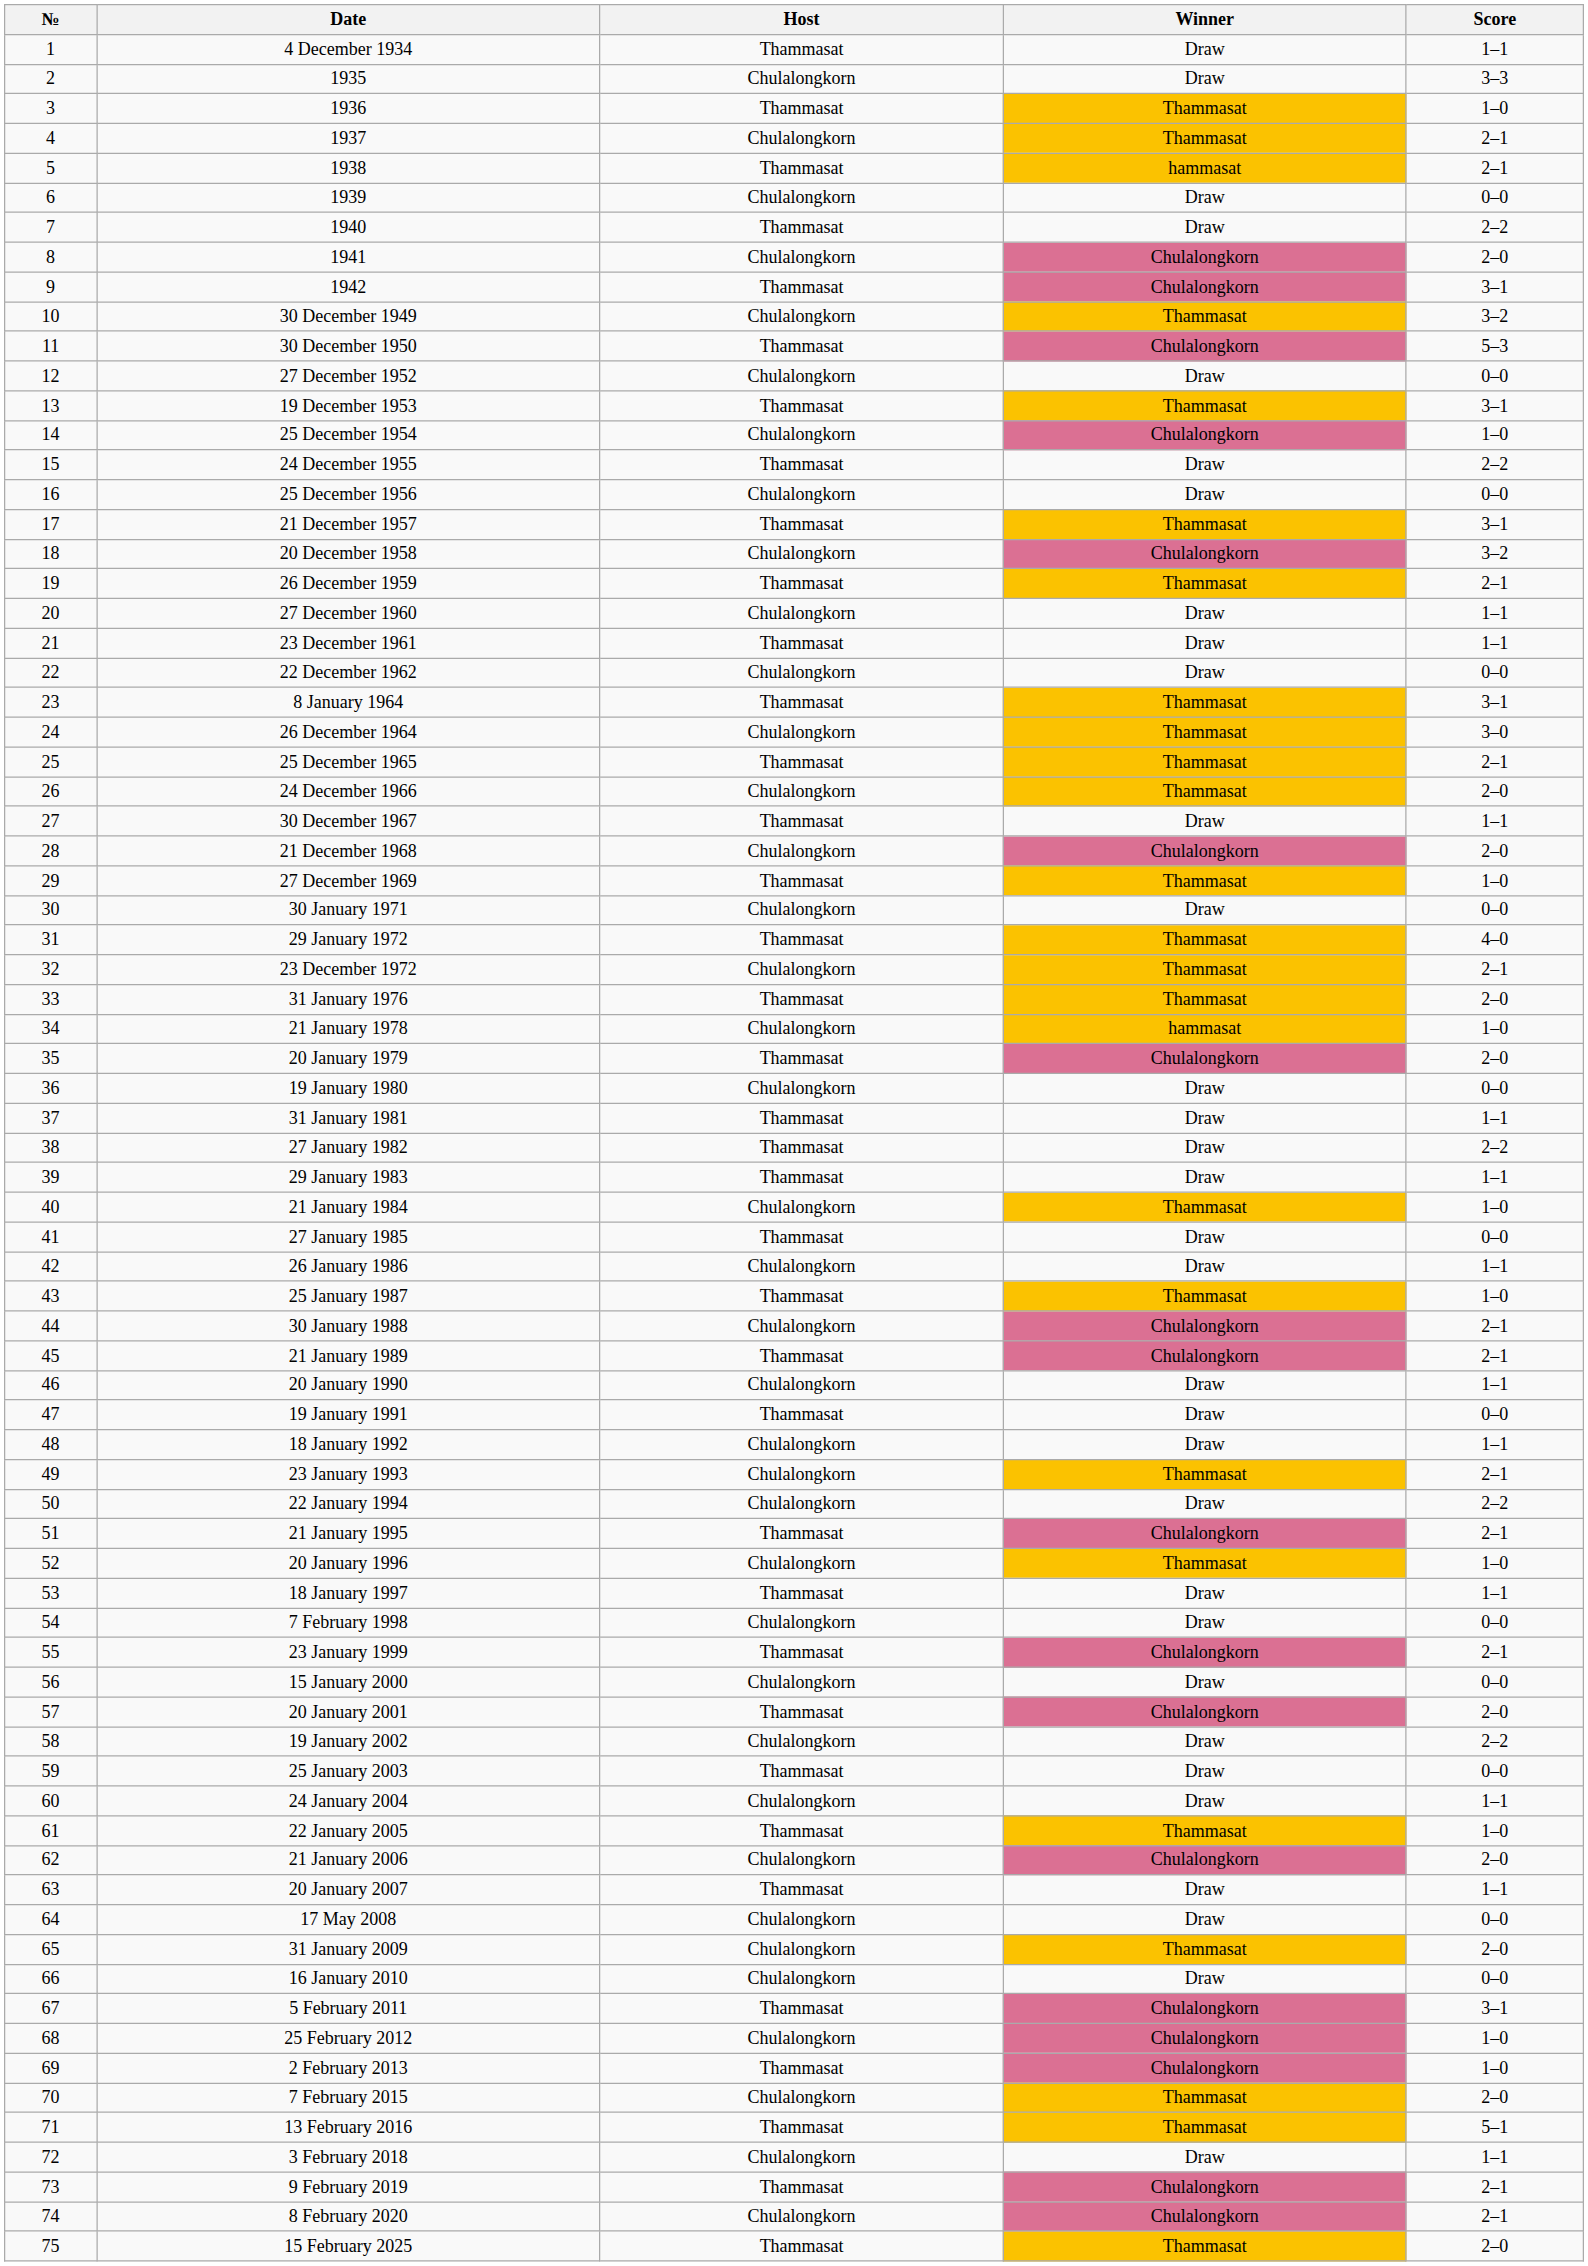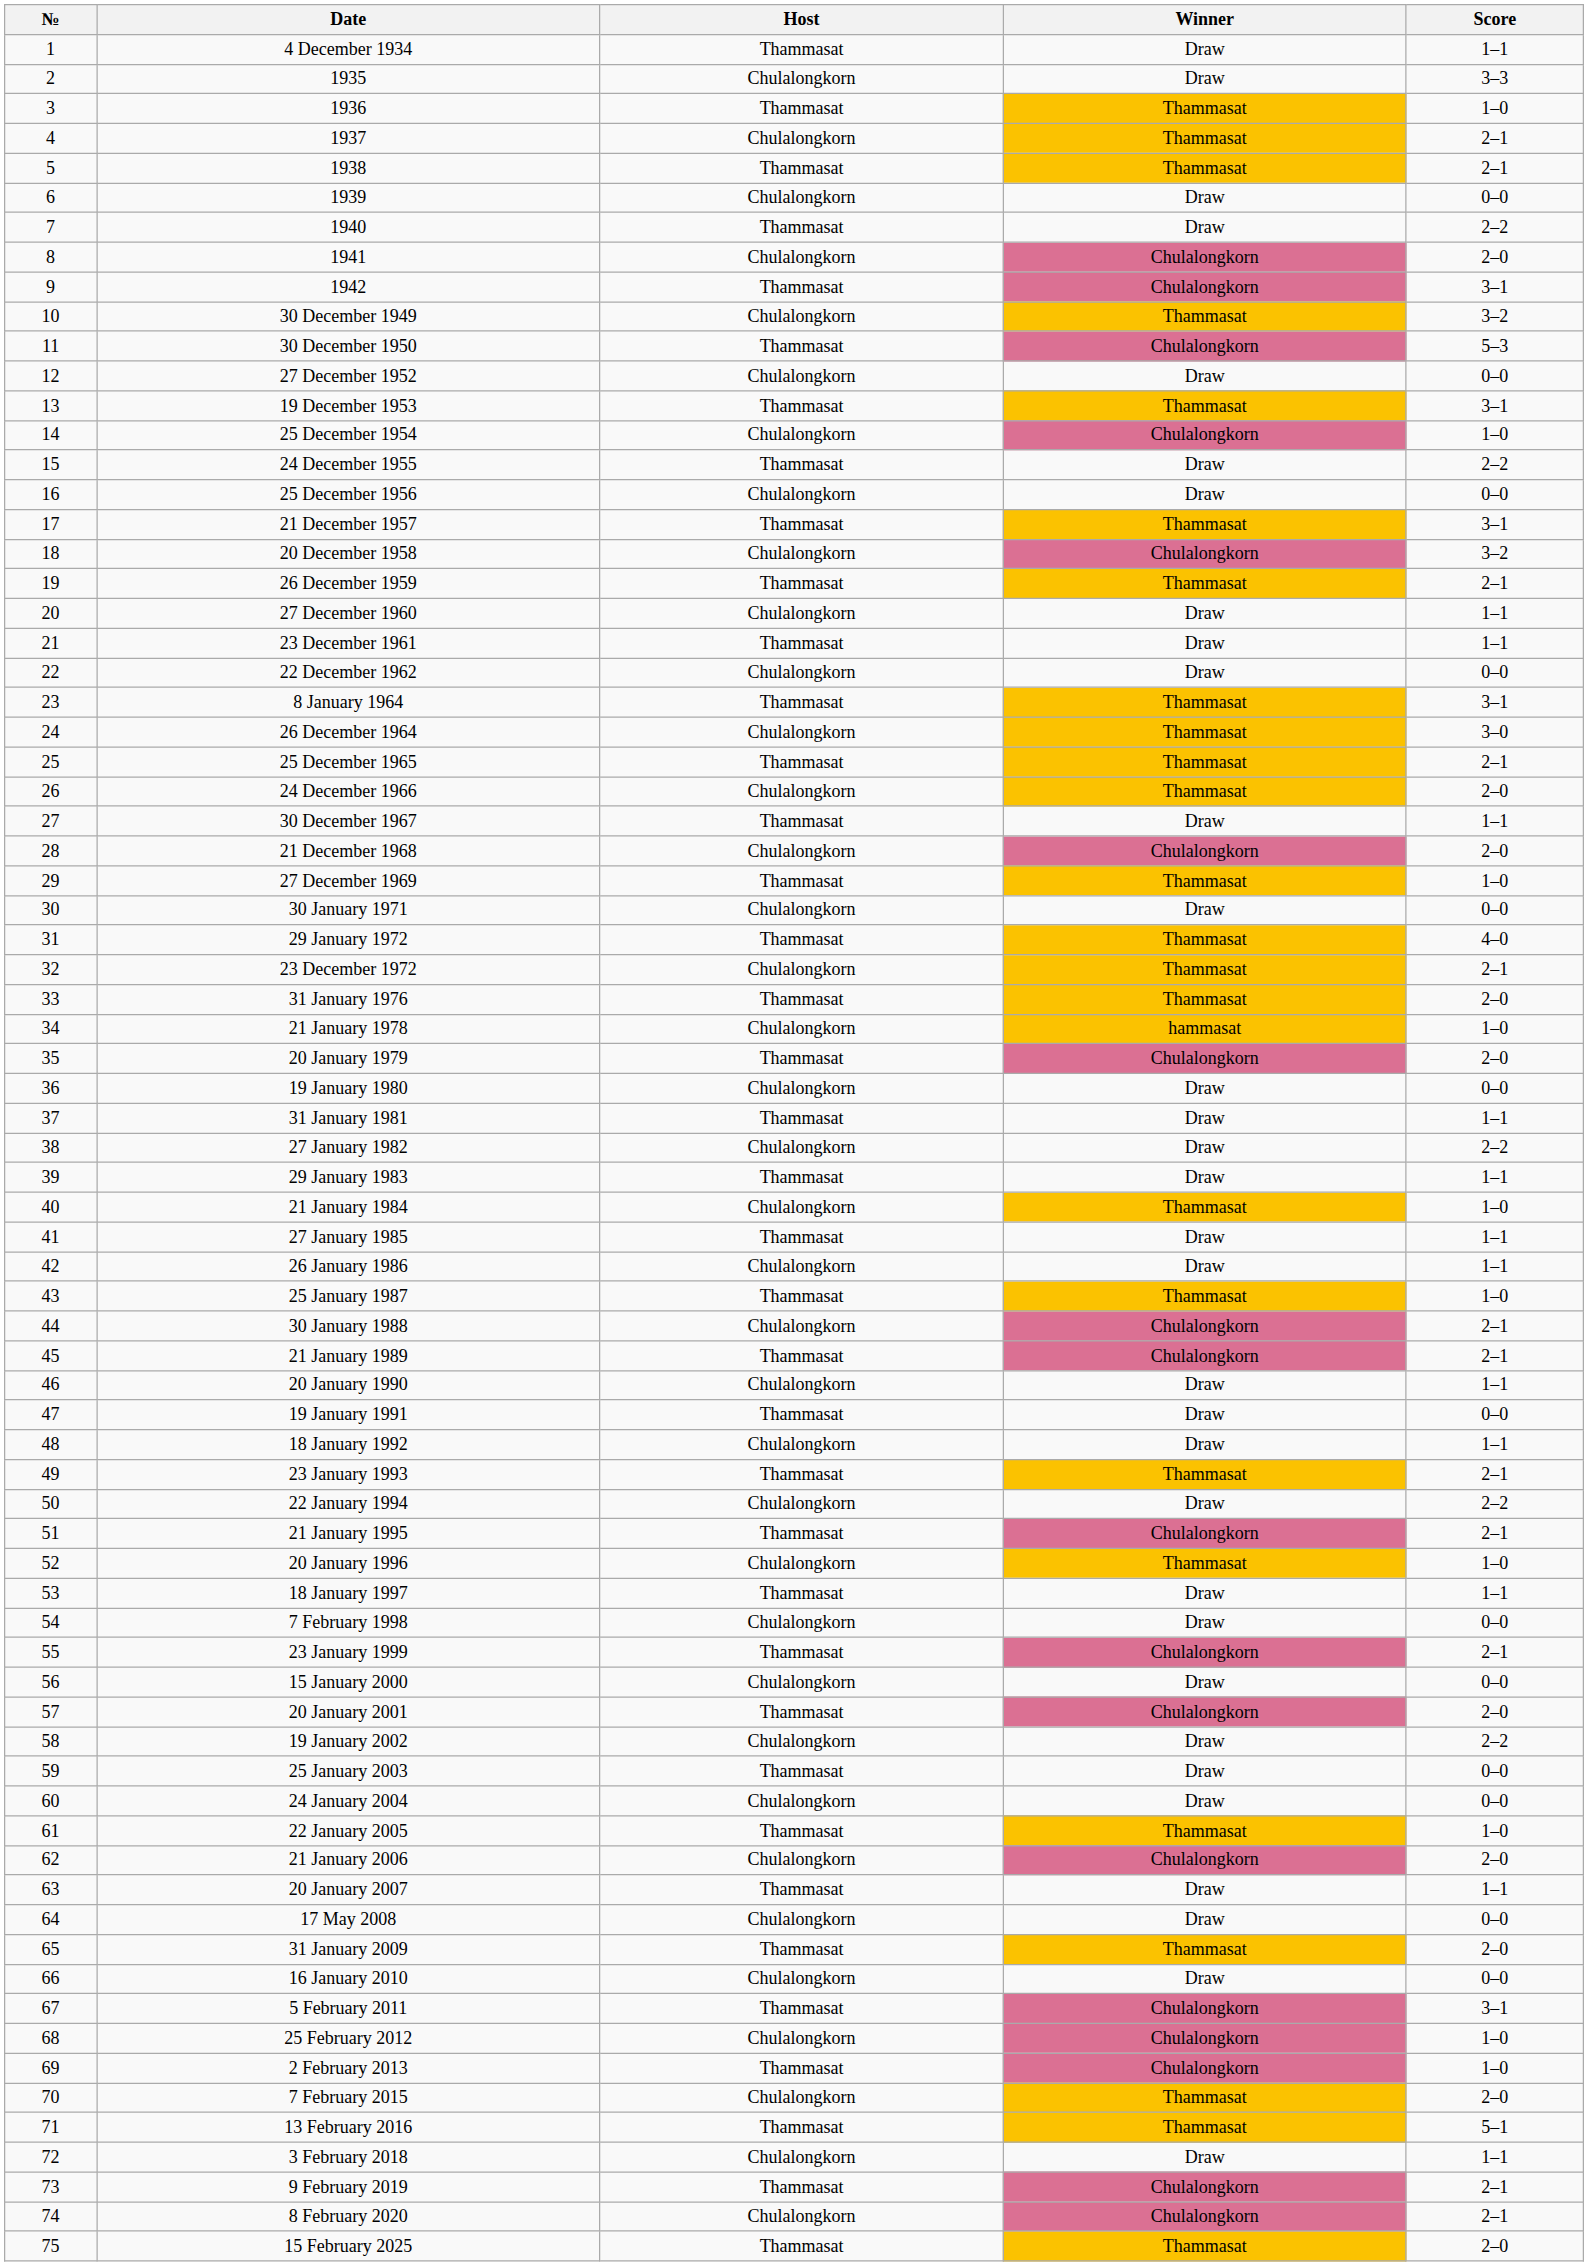(1205, 168) hammasat -> (1205, 168) Thammasat
(802, 1147) Thammasat -> (802, 1147) Chulalongkorn
(1495, 1236) 0–0 -> (1495, 1236) 1–1
(802, 1474) Chulalongkorn -> (802, 1474) Thammasat
(1495, 1800) 1–1 -> (1495, 1800) 0–0
(802, 1949) Chulalongkorn -> (802, 1949) Thammasat
